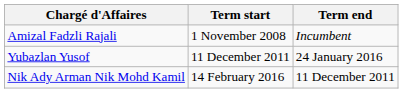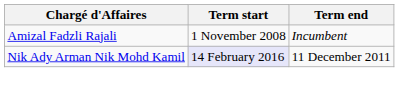- row: (49, 56)
(238, 77) no background -> (238, 56) lavender background
